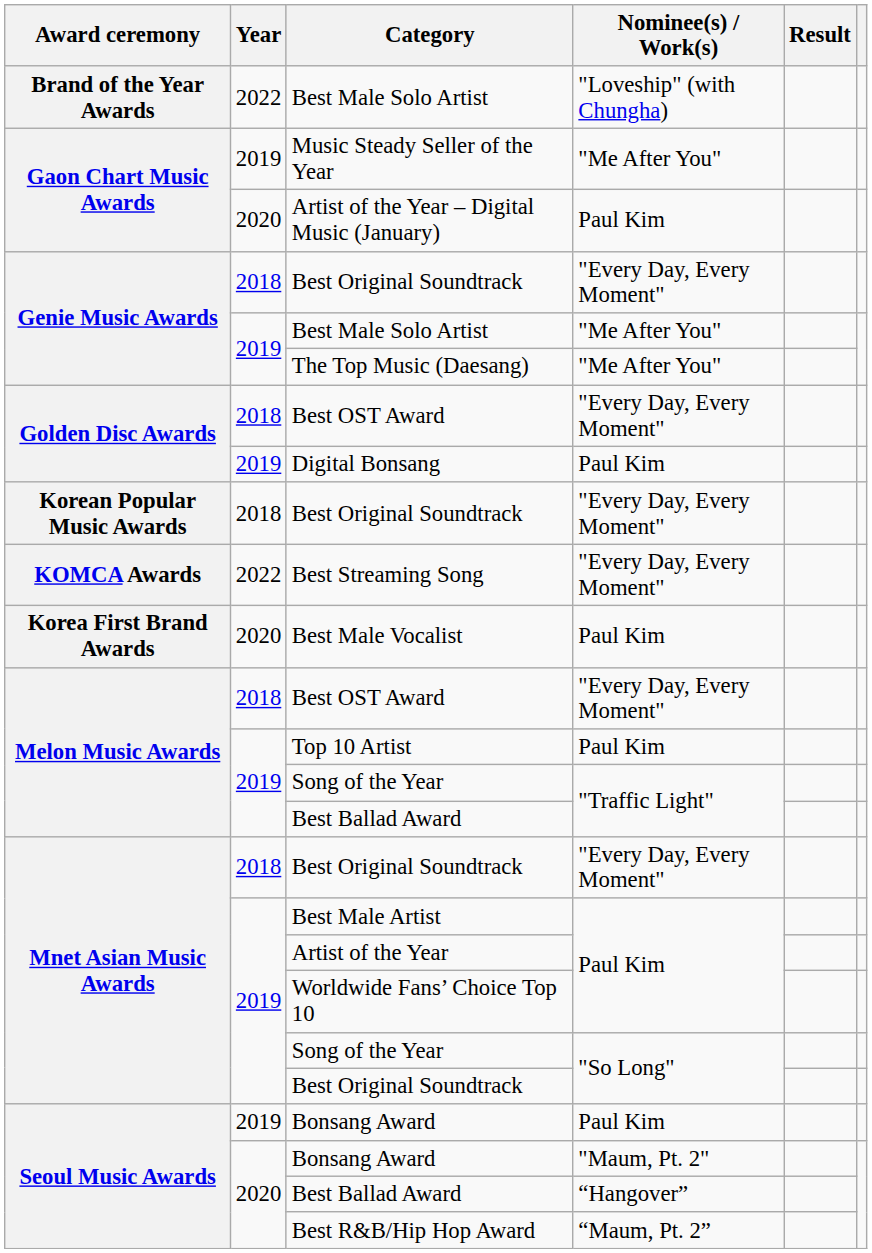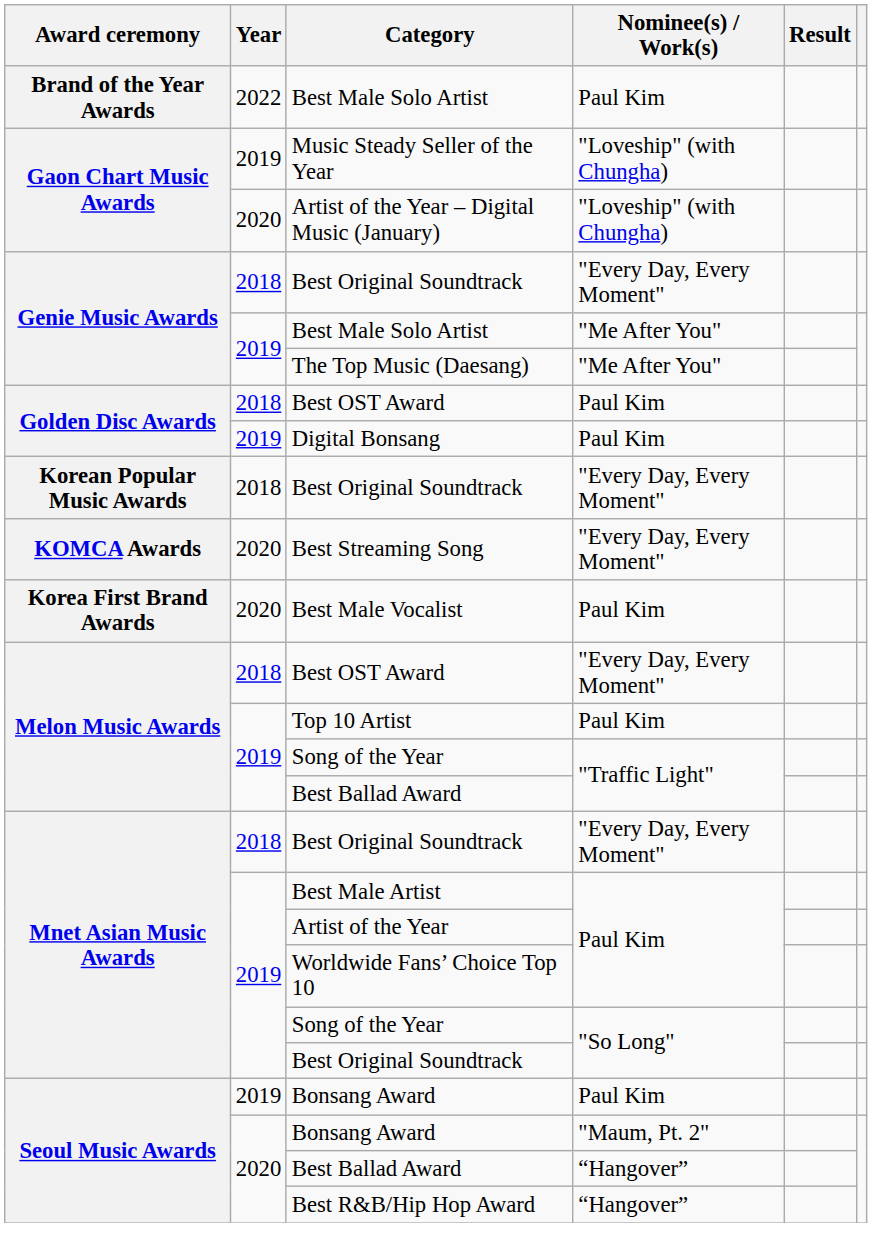(657, 96) "Loveship" (with Chungha) -> (622, 96) Paul Kim
(650, 158) "Me After You" -> (657, 158) "Loveship" (with Chungha)
(622, 220) Paul Kim -> (657, 220) "Loveship" (with Chungha)
(664, 415) "Every Day, Every Moment" -> (622, 402) Paul Kim
(259, 574) 2022 -> (259, 548) 2020
(645, 1230) “Maum, Pt. 2” -> (633, 1204) “Hangover”
